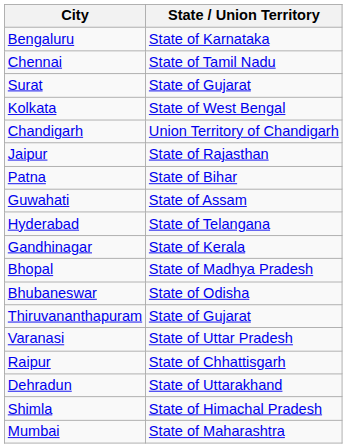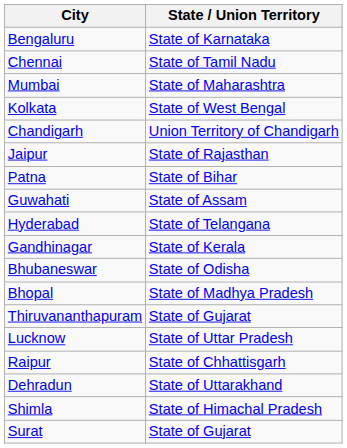rows swapped: (34, 431) <-> (25, 85)
rows swapped: (52, 293) <-> (30, 270)
+ row: (37, 339)
- row: (36, 339)
